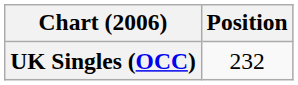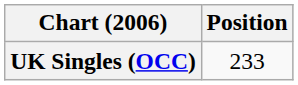(247, 60) 232 -> (247, 60) 233
